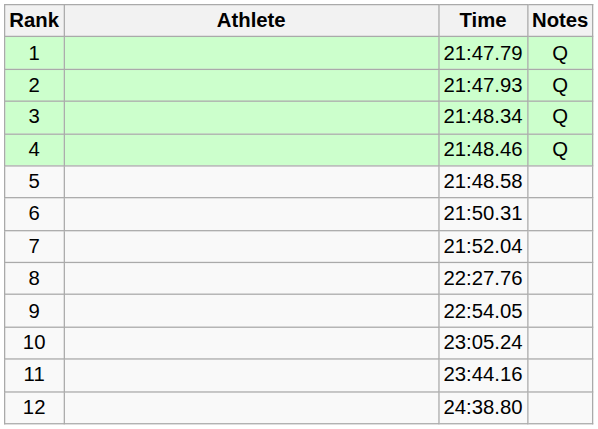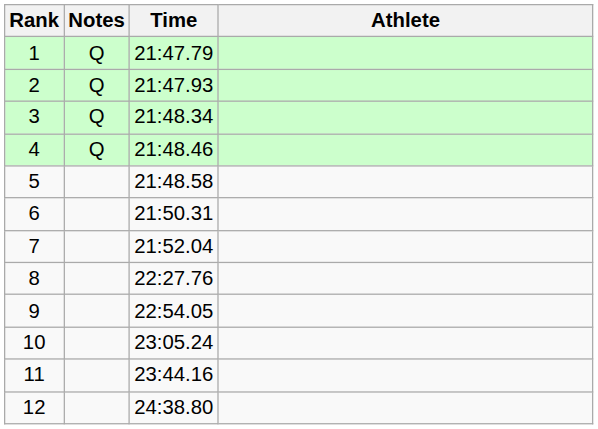columns swapped: (251, 20) <-> (560, 20)
